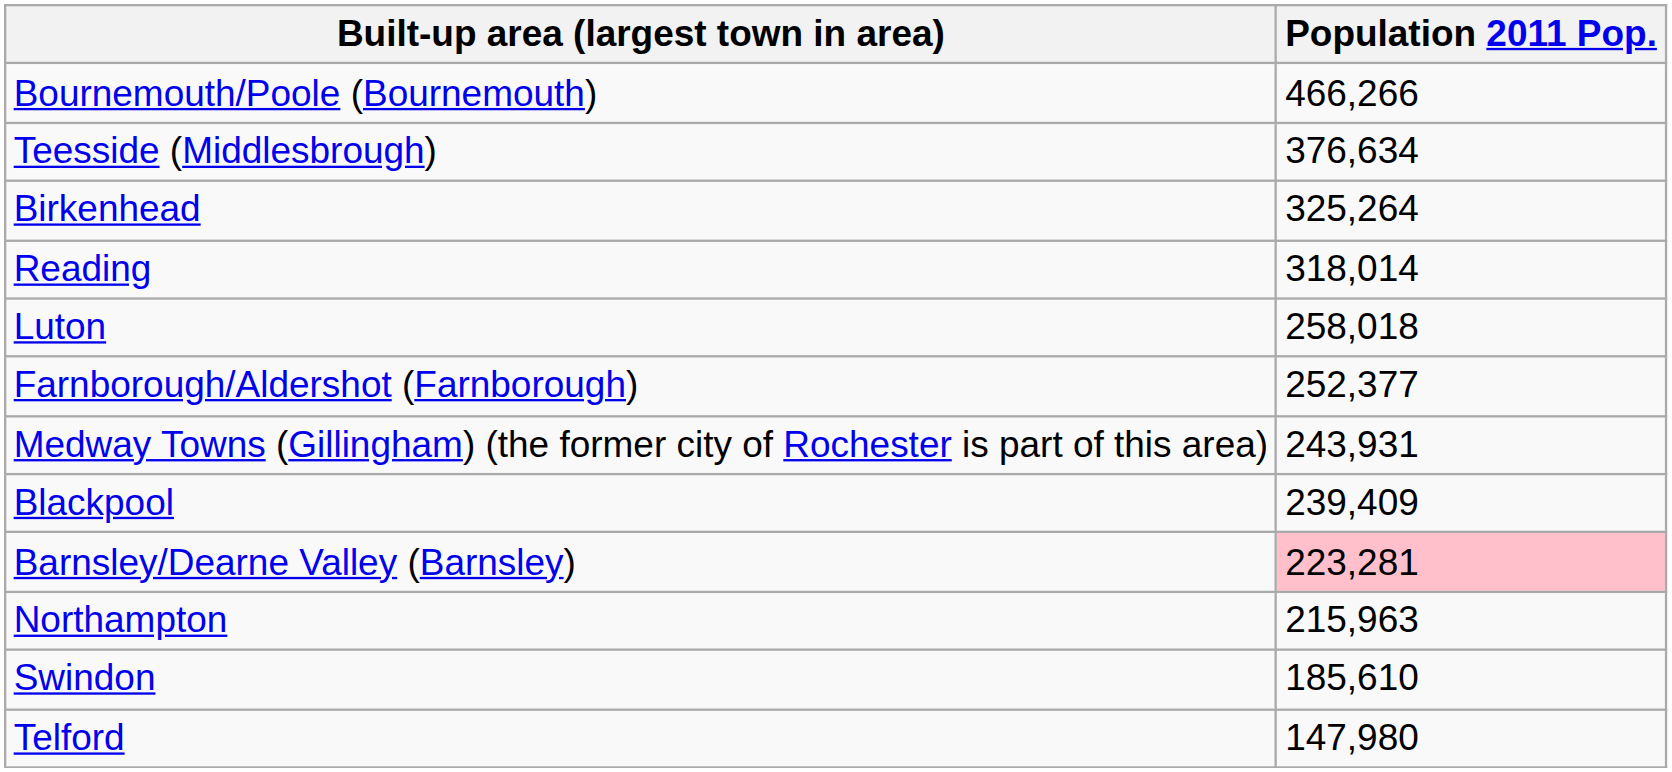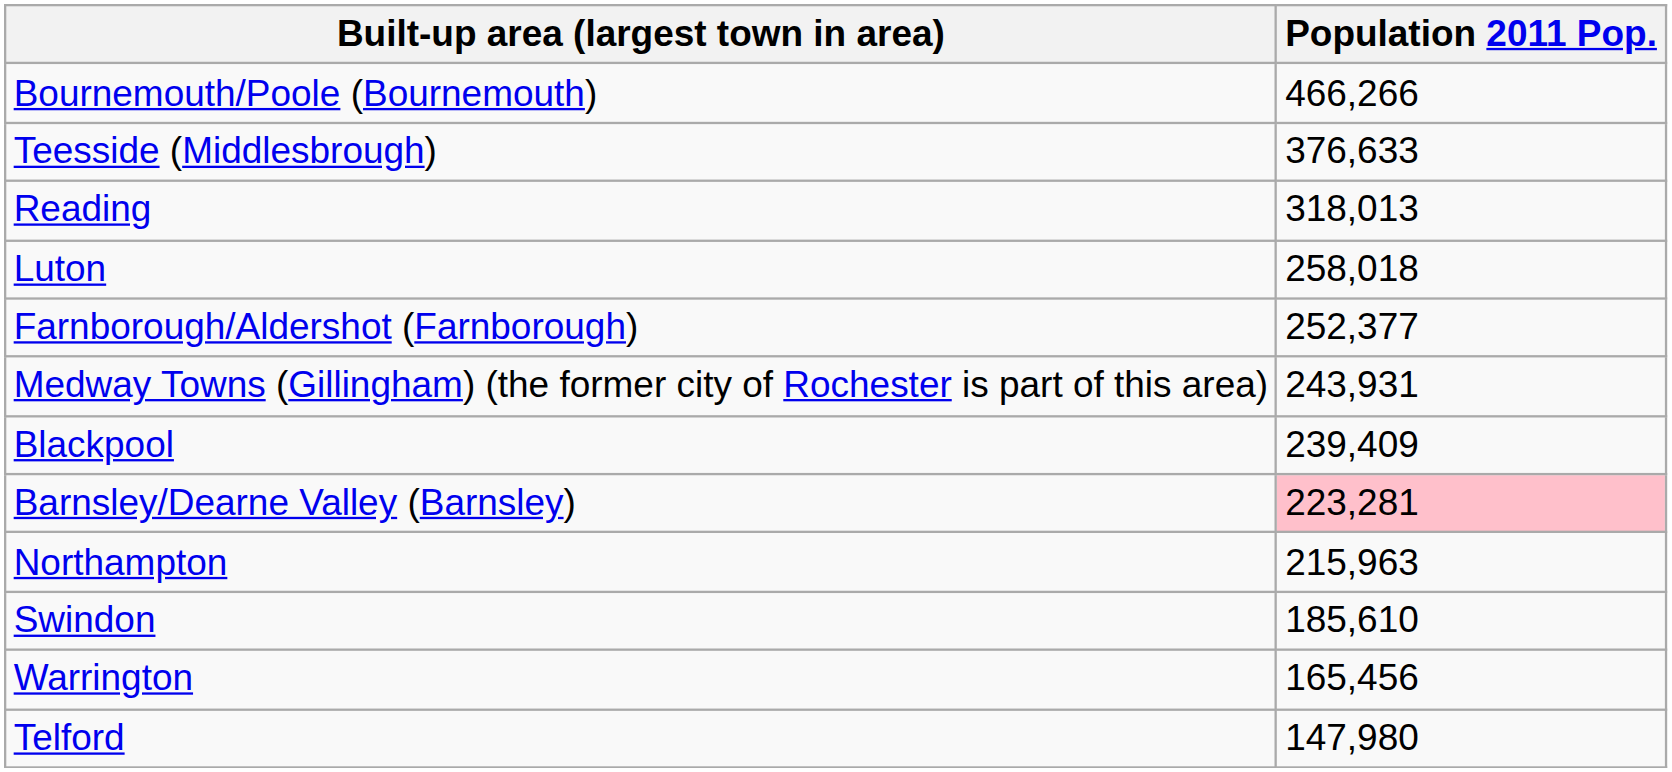(1352, 151) 376,634 -> (1352, 151) 376,633
- row: (107, 209)
(1352, 268) 318,014 -> (1352, 209) 318,013
+ row: (103, 678)
